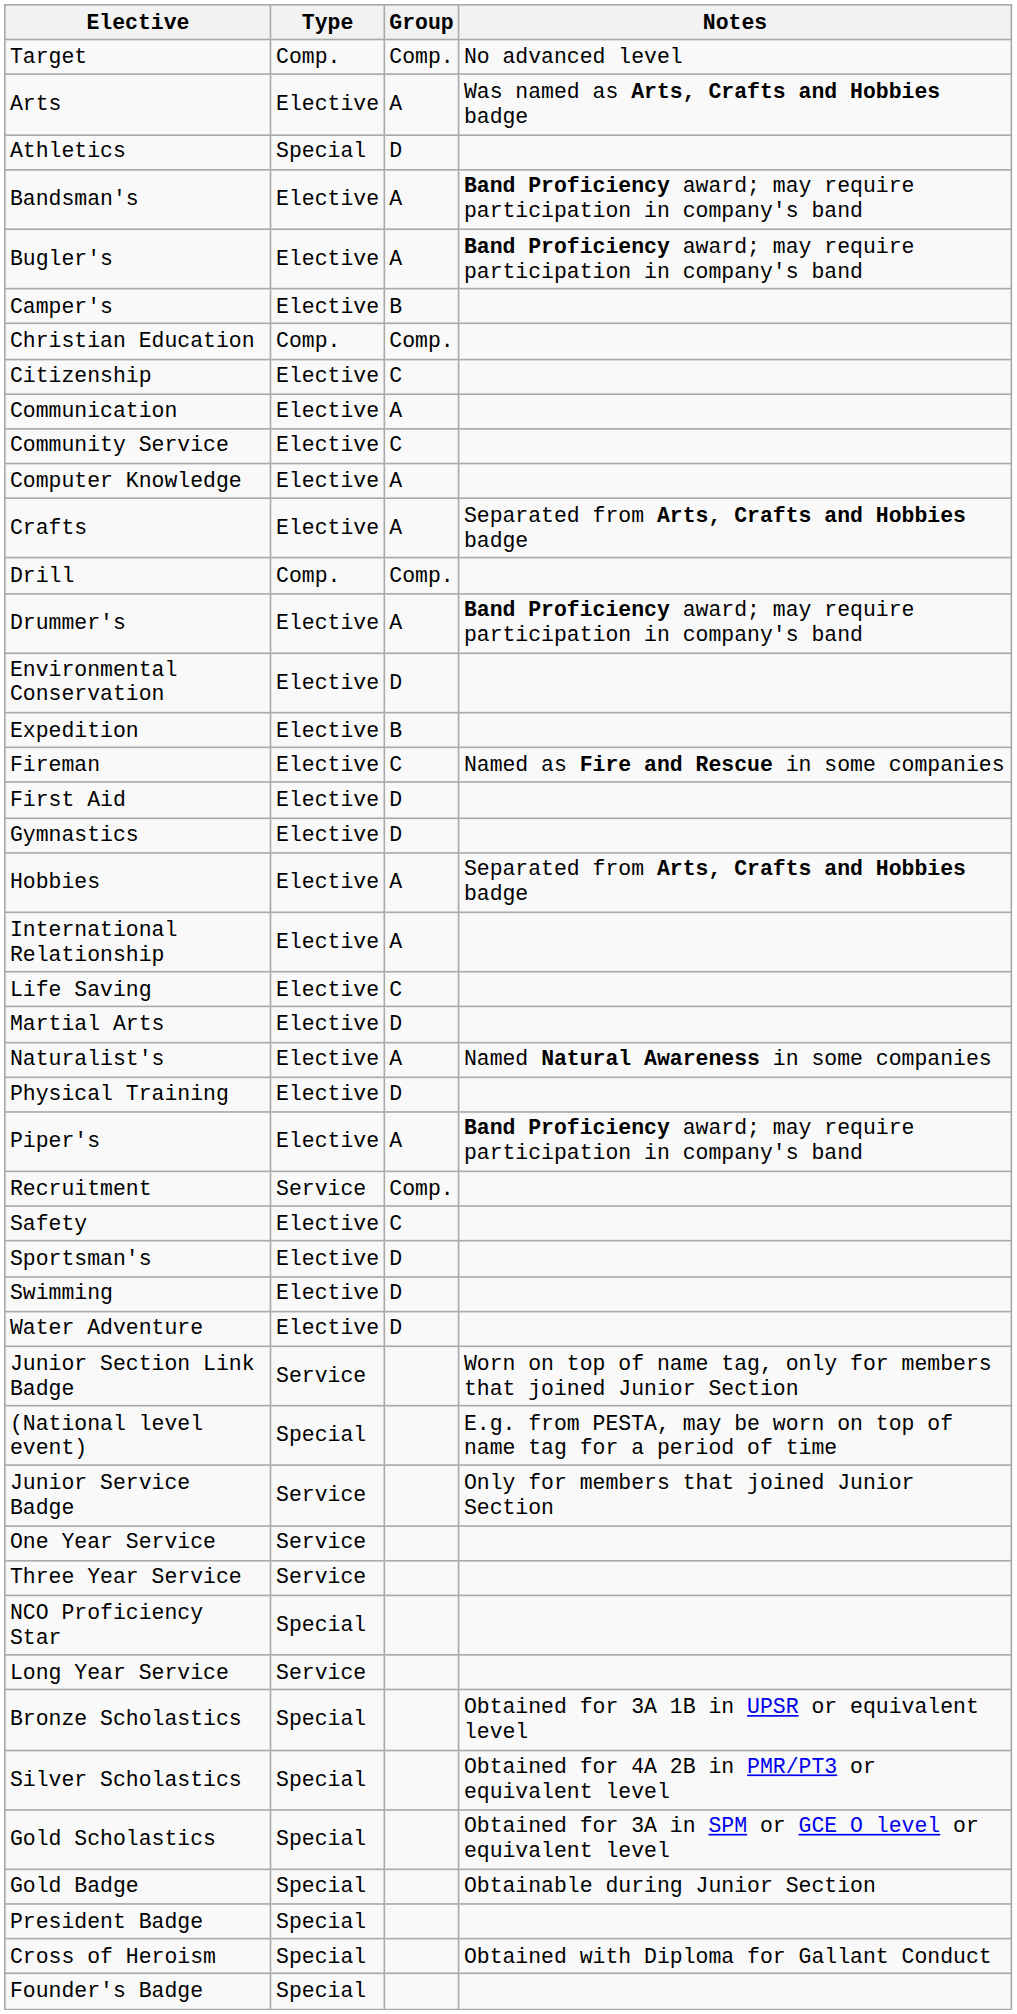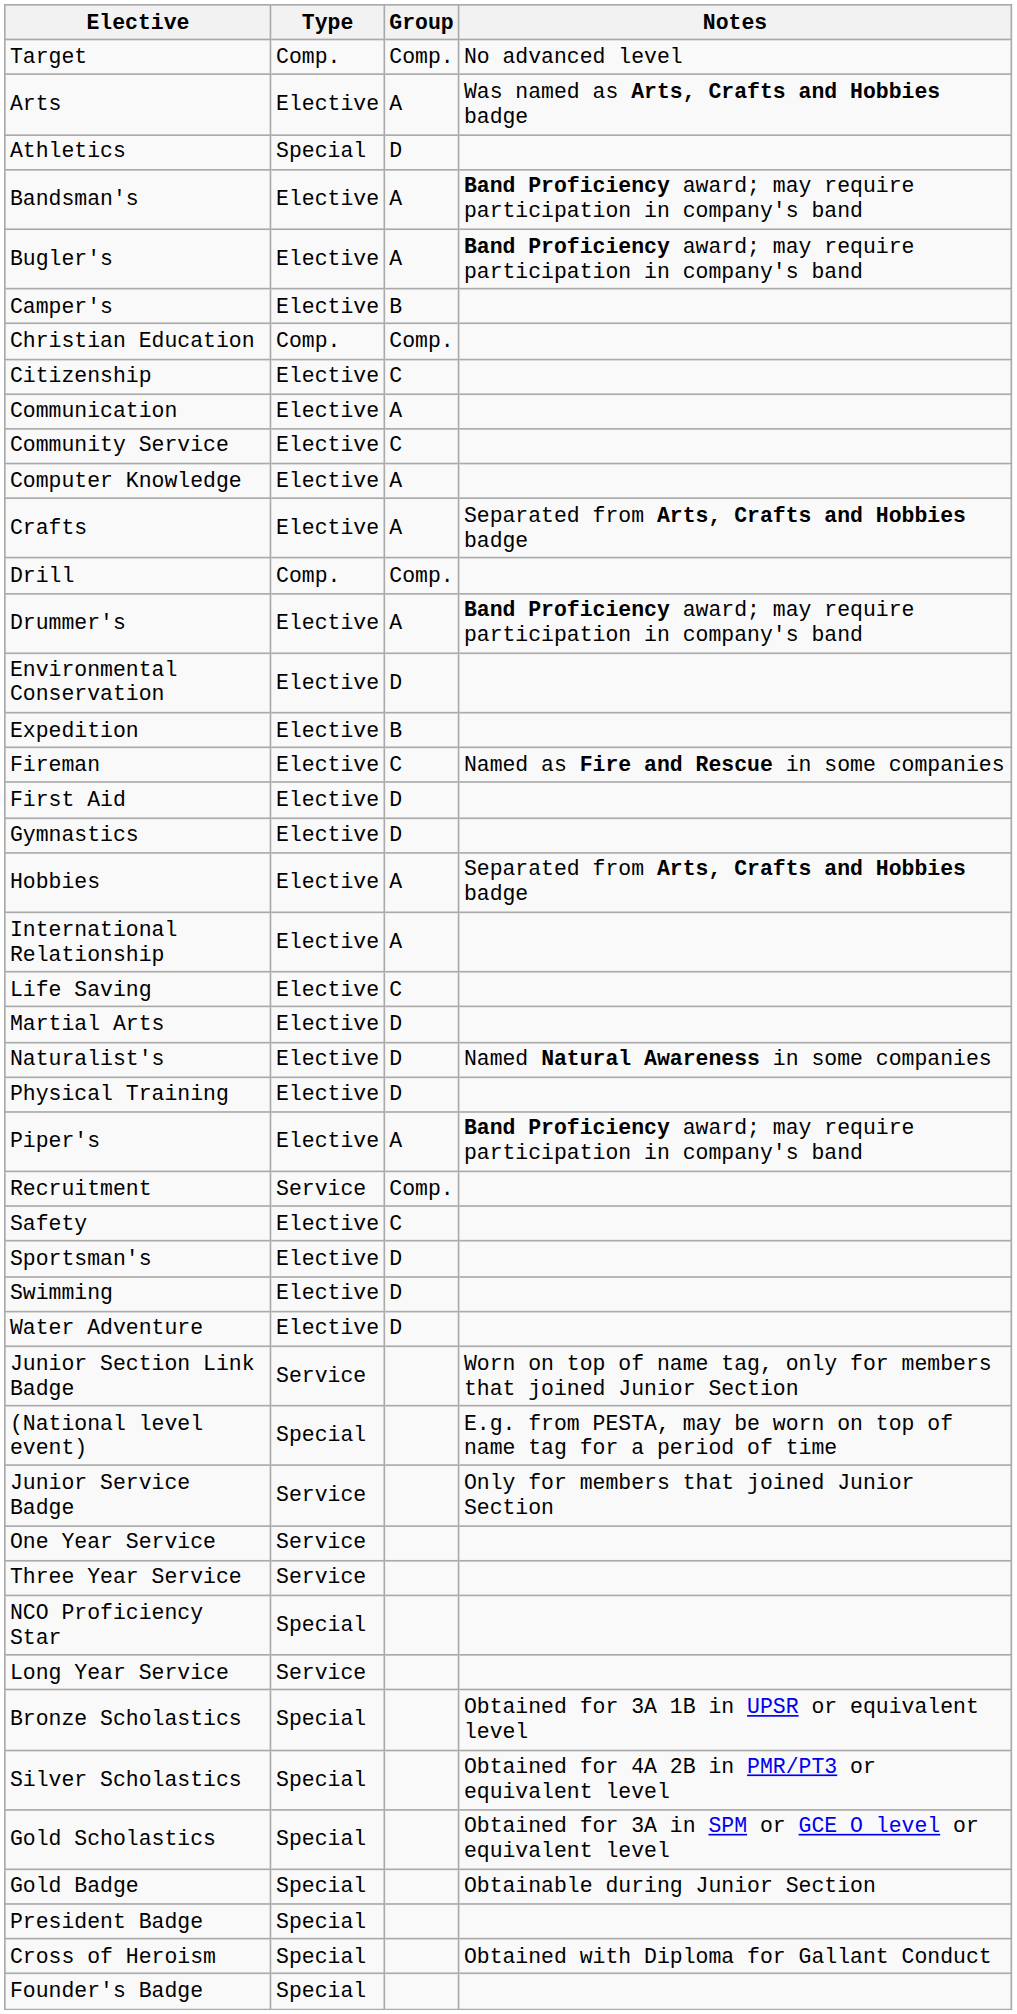(396, 1059) A -> (396, 1059) D
